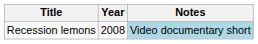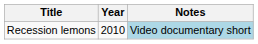(113, 30) 2008 -> (113, 30) 2010
